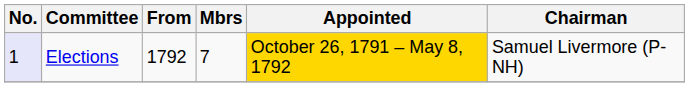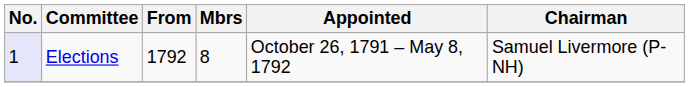(205, 57) 7 -> (205, 57) 8
(357, 57) gold background -> (357, 57) no background
